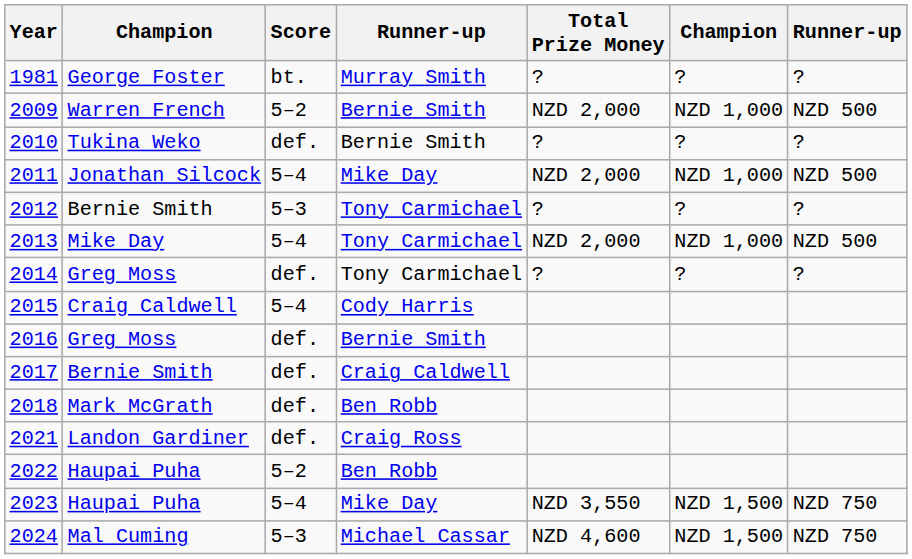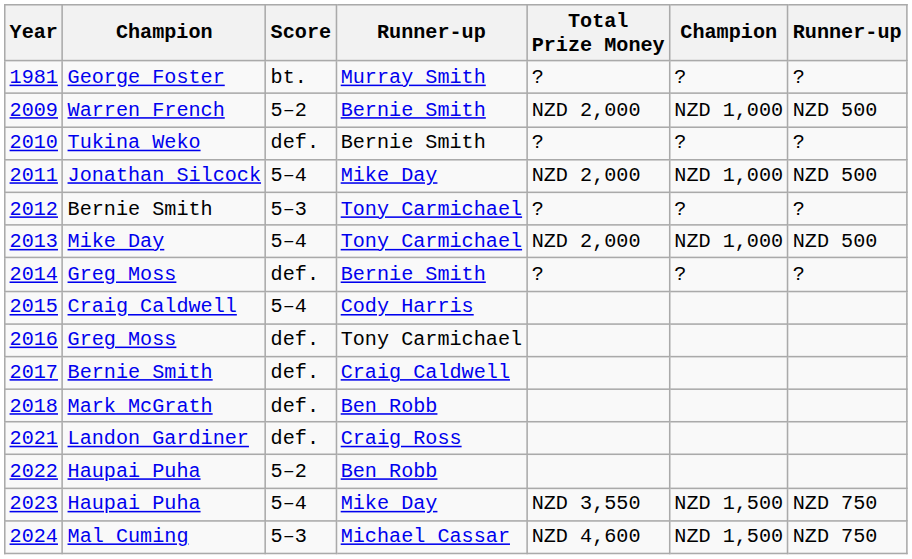(431, 274) Tony Carmichael -> (413, 274) Bernie Smith
(413, 340) Bernie Smith -> (431, 340) Tony Carmichael
